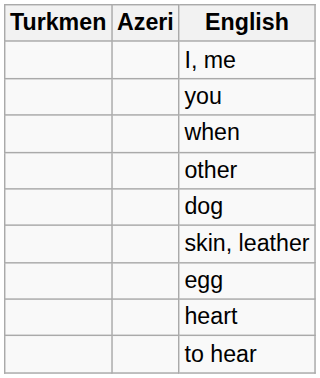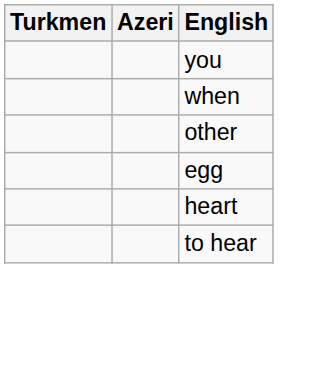- row: (210, 59)
- row: (204, 206)
- row: (247, 243)
